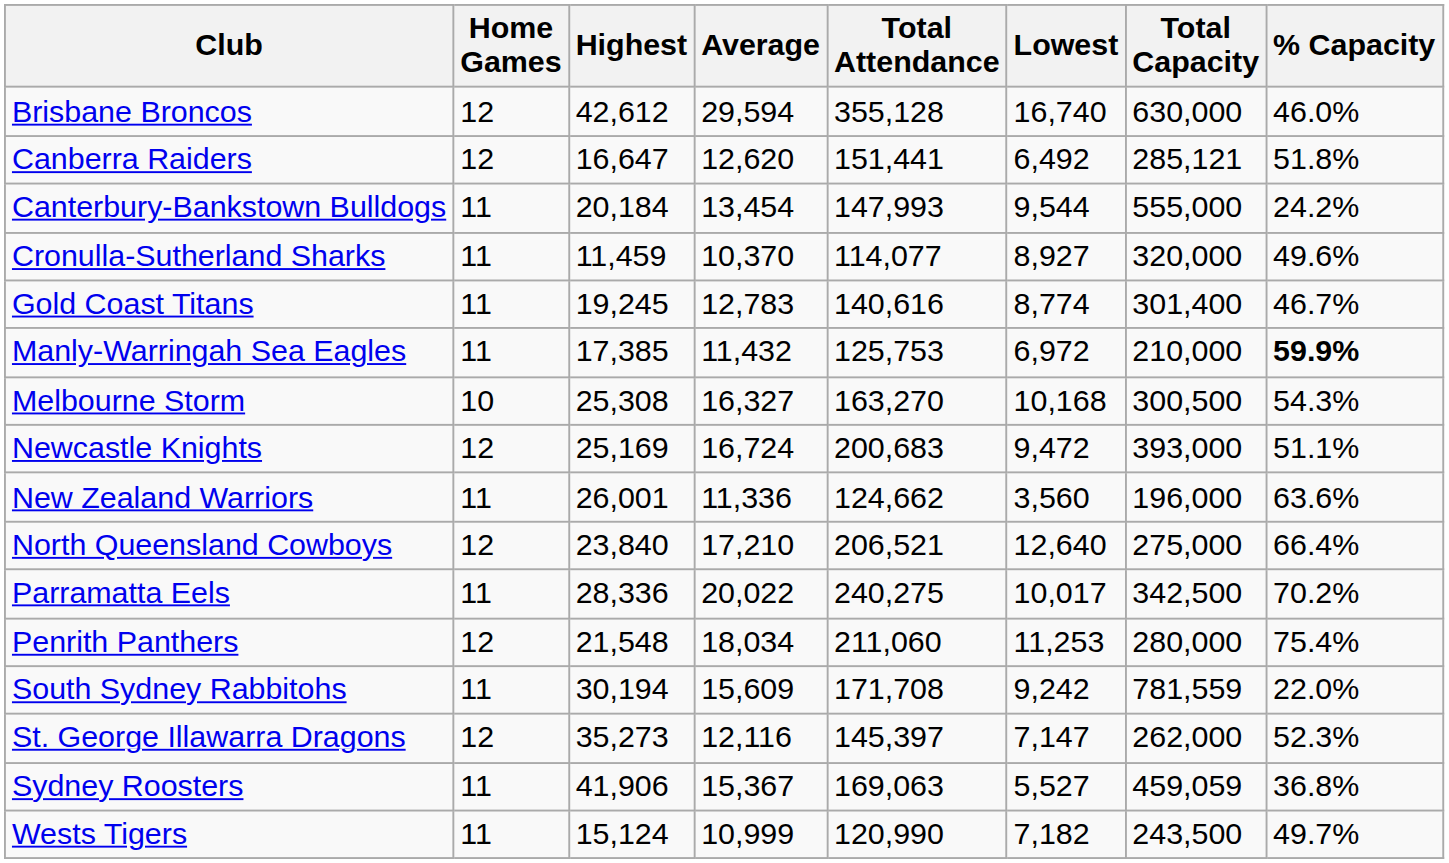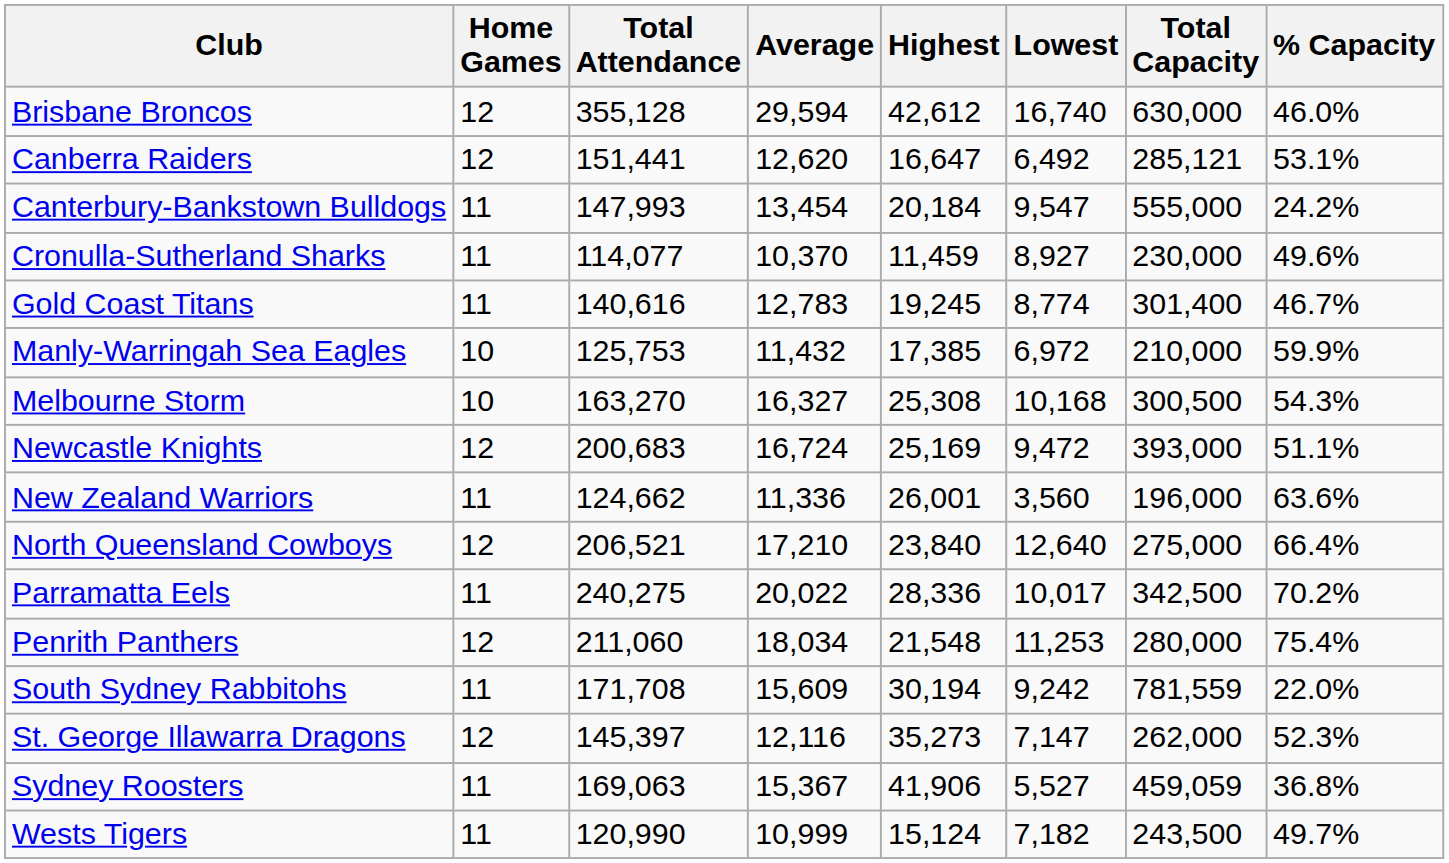columns swapped: (917, 45) <-> (631, 45)
(1316, 159) 51.8% -> (1316, 159) 53.1%
(1052, 207) 9,544 -> (1052, 207) 9,547
(1187, 255) 320,000 -> (1187, 255) 230,000
(476, 352) 11 -> (477, 352) 10
(1316, 352) bold -> (1316, 352) normal
